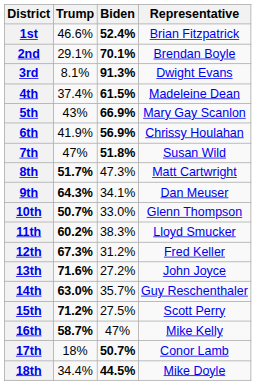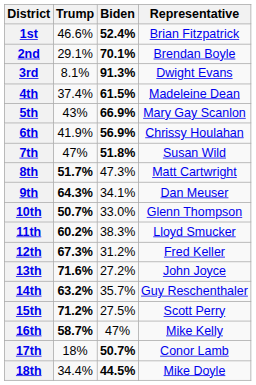(75, 291) 63.0% -> (75, 291) 63.2%
